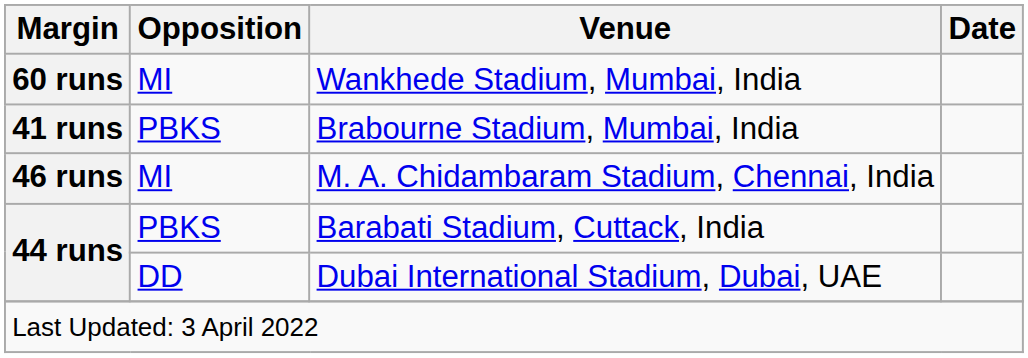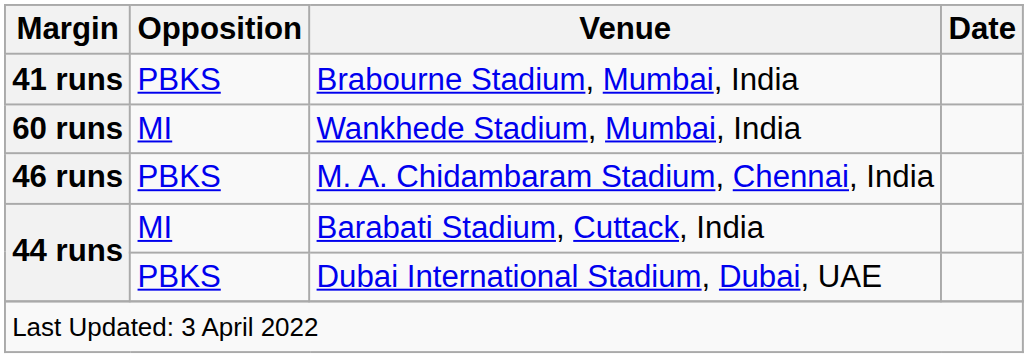rows swapped: (559, 78) <-> (558, 128)
(155, 177) MI -> (179, 177) PBKS
(179, 227) PBKS -> (155, 227) MI
(160, 276) DD -> (179, 276) PBKS
